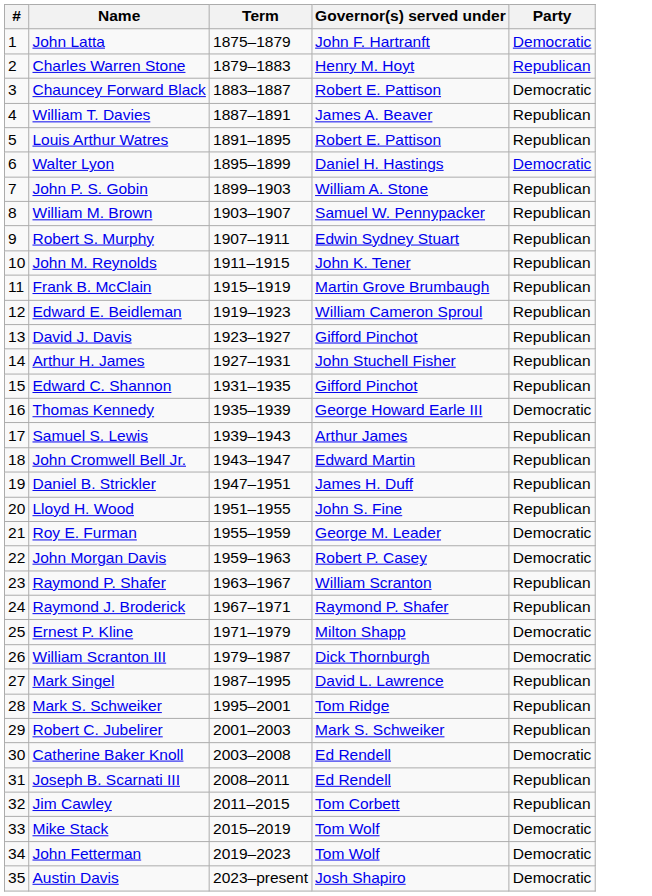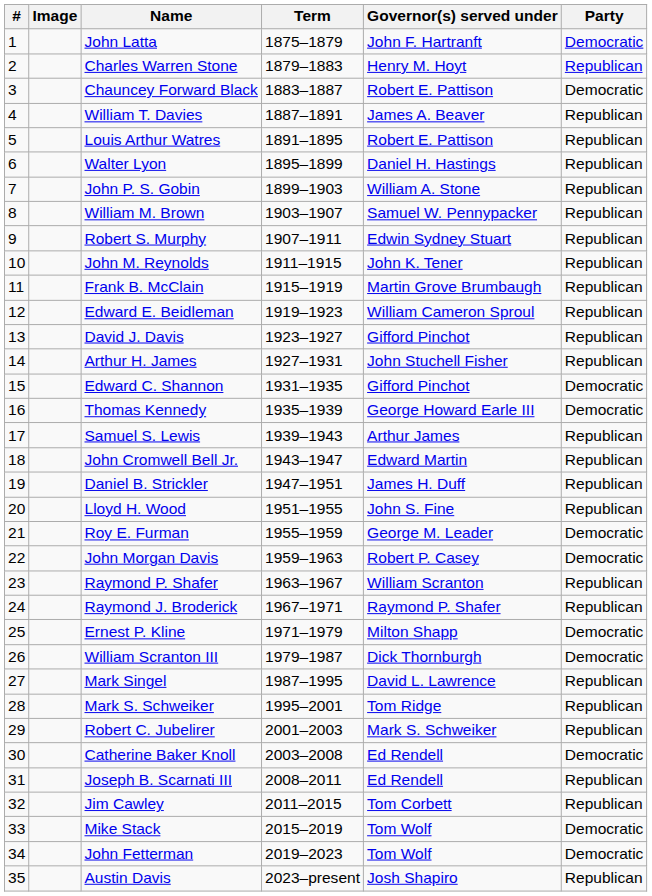+ column: (55, 16)
(552, 164) Democratic -> (604, 164) Republican
(552, 386) Republican -> (604, 386) Democratic
(552, 878) Democratic -> (604, 878) Republican
